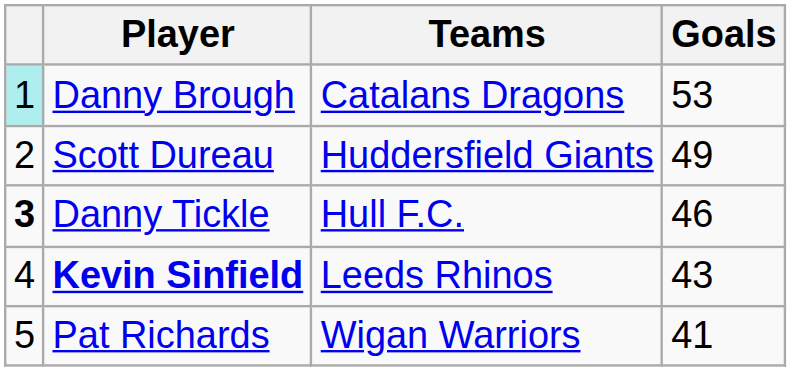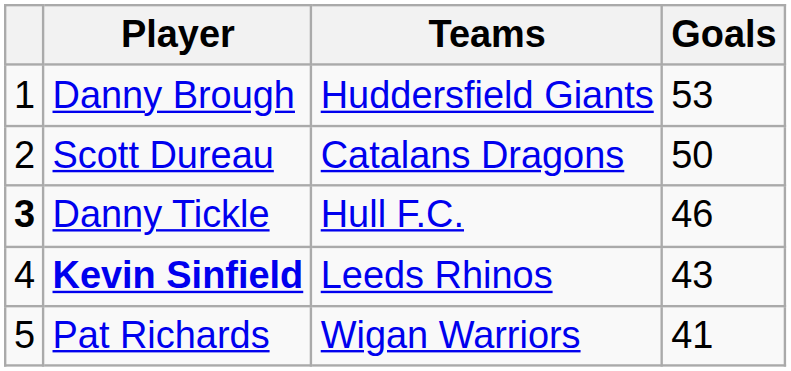(24, 94) paleturquoise background -> (24, 94) no background
(473, 94) Catalans Dragons -> (487, 94) Huddersfield Giants
(487, 154) Huddersfield Giants -> (473, 154) Catalans Dragons
(692, 154) 49 -> (692, 154) 50
